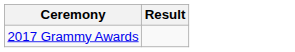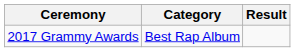+ column: (192, 15)
